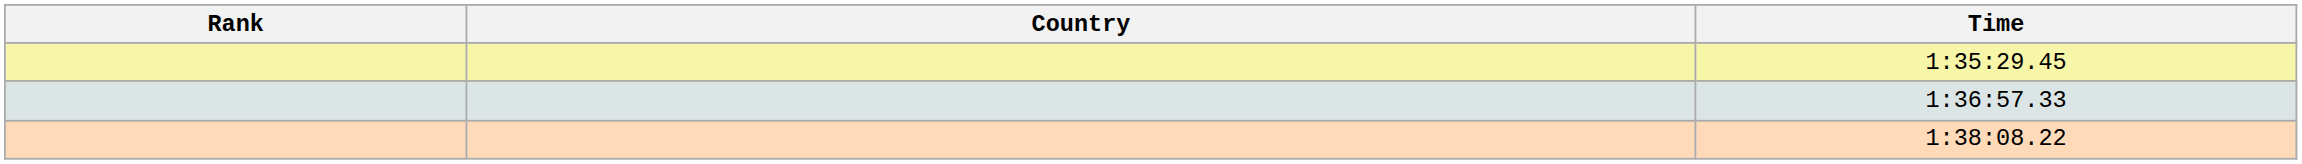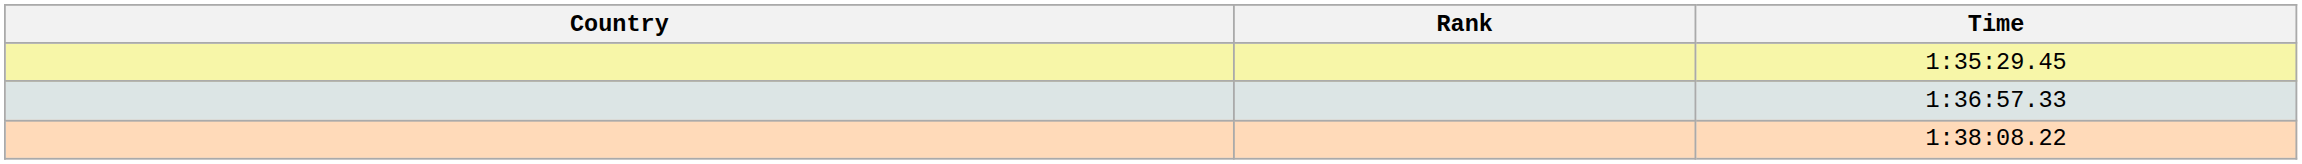columns swapped: (236, 24) <-> (1081, 24)
